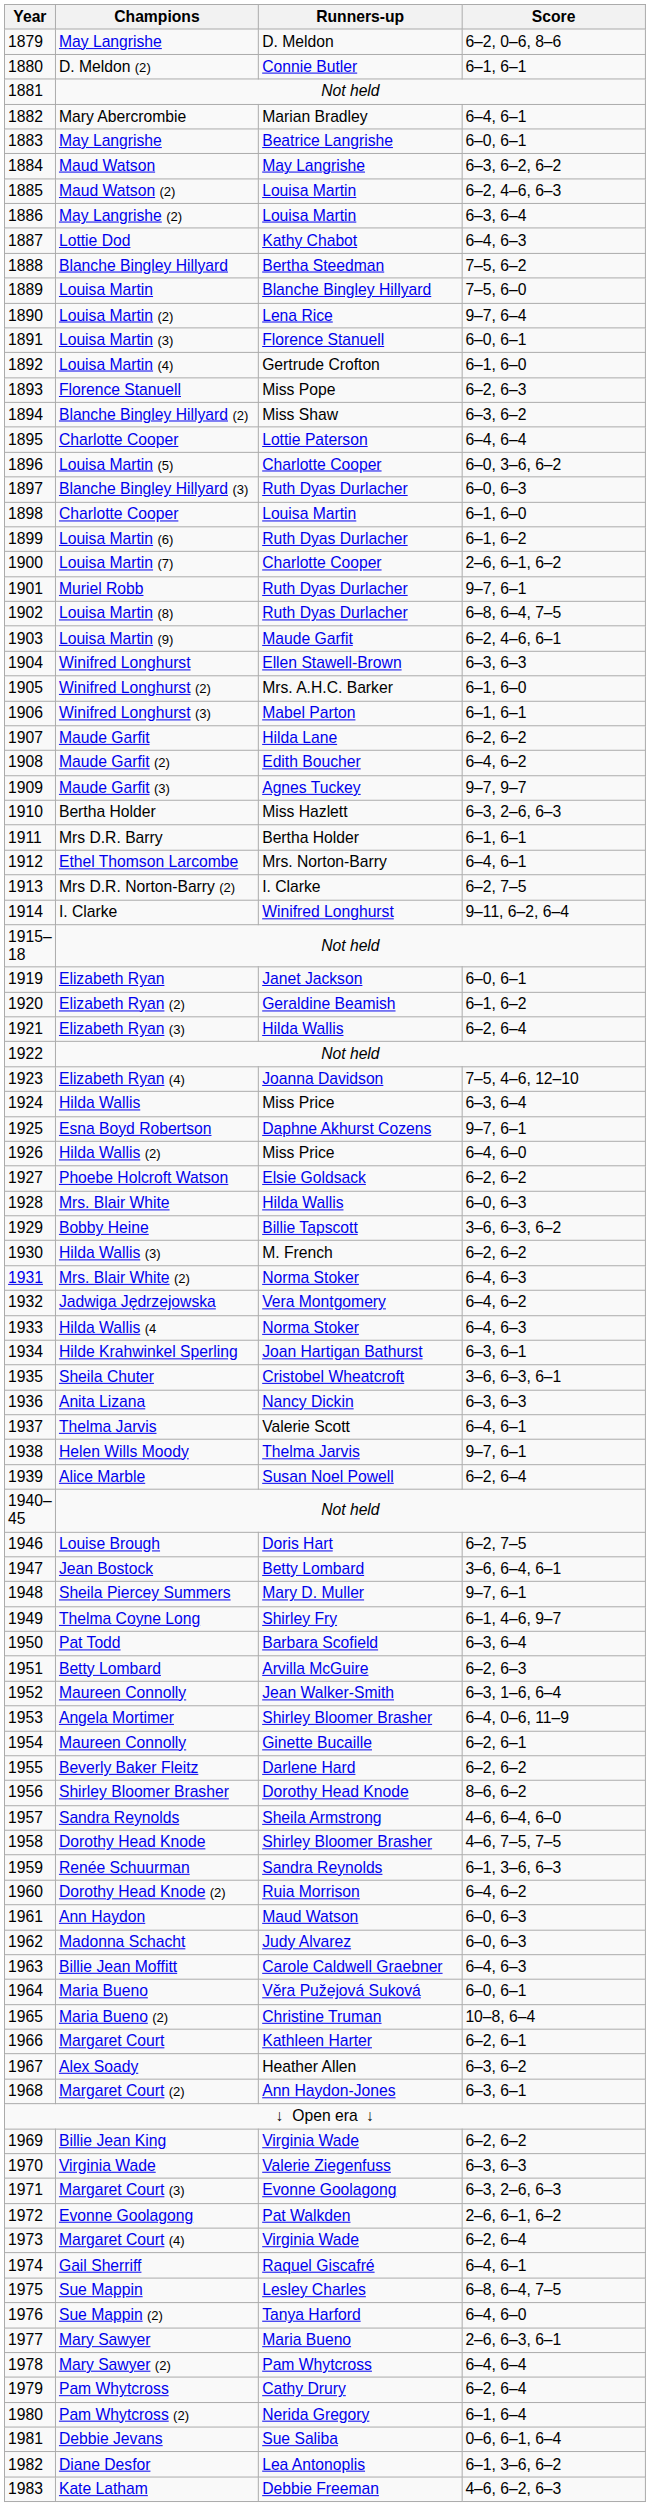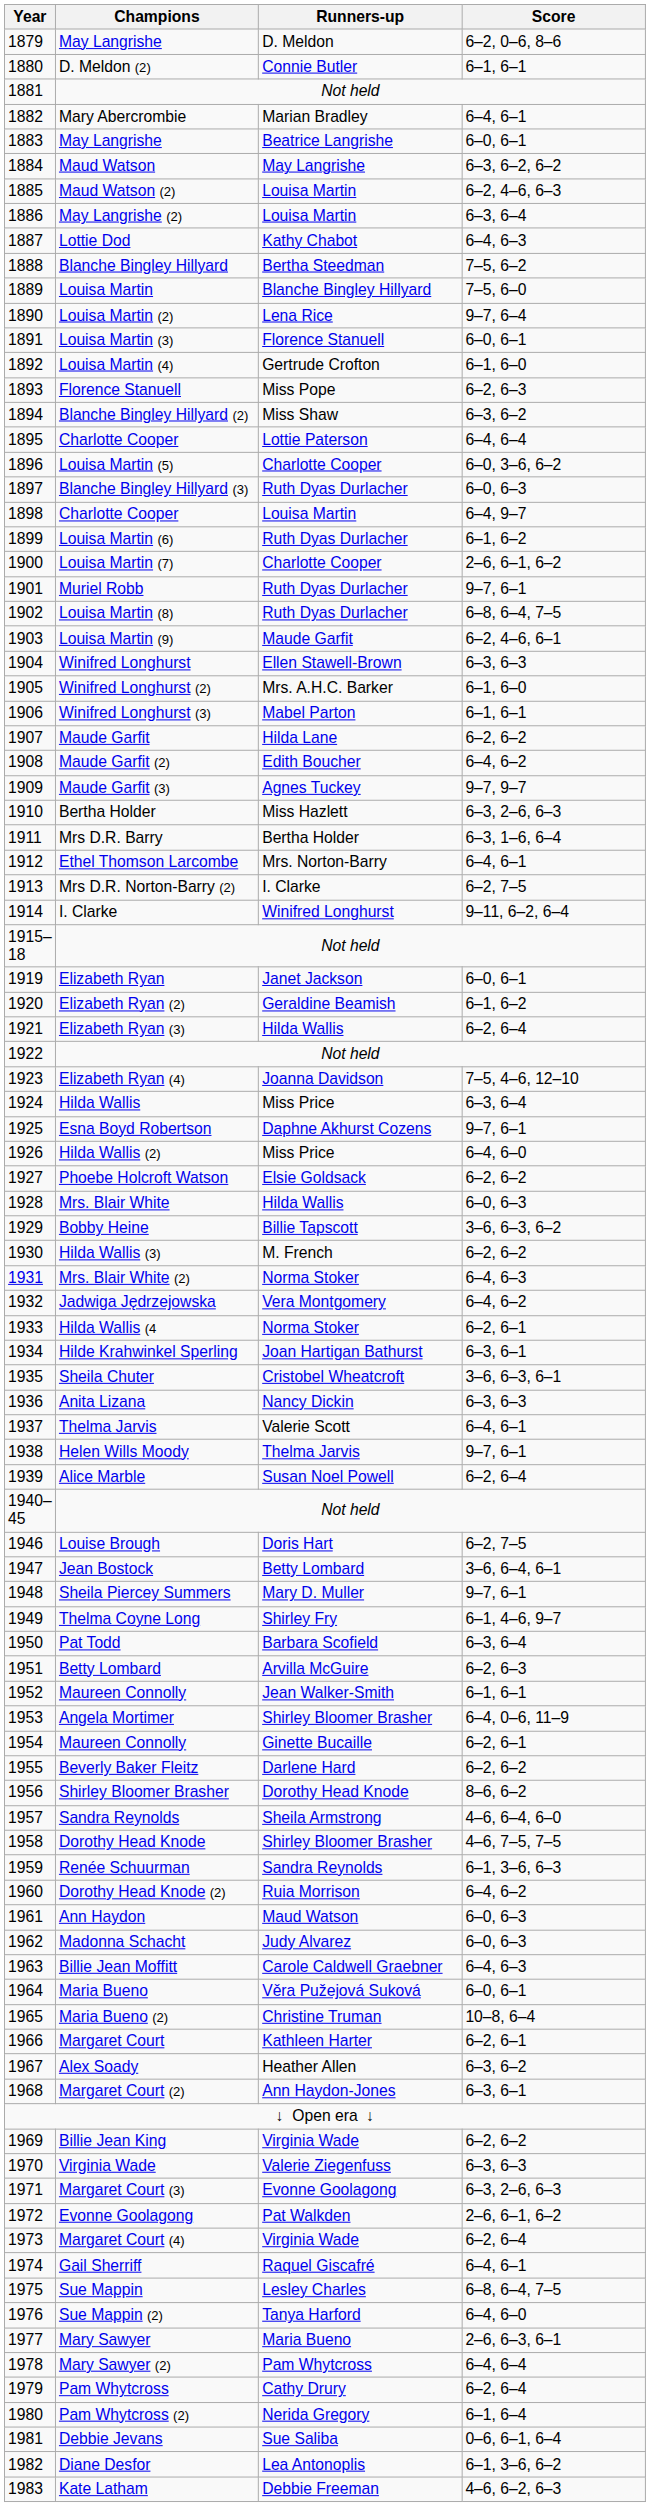(496, 514) 6–1, 6–0 -> (496, 514) 6–4, 9–7
(496, 837) 6–1, 6–1 -> (513, 837) 6–3, 1–6, 6–4
(496, 1327) 6–4, 6–3 -> (496, 1327) 6–2, 6–1
(513, 1693) 6–3, 1–6, 6–4 -> (496, 1693) 6–1, 6–1
